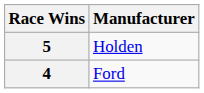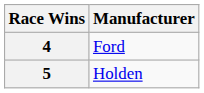rows swapped: (47, 46) <-> (47, 74)
